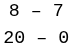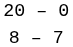rows swapped: (36, 38) <-> (36, 11)
